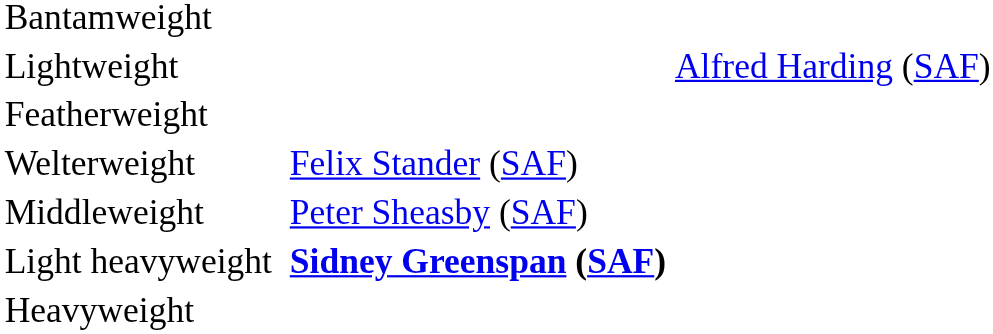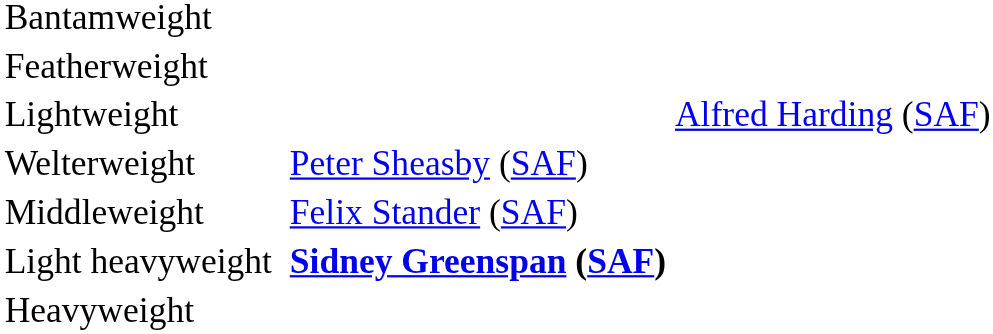rows swapped: (106, 114) <-> (91, 65)
(434, 163) Felix Stander (SAF) -> (439, 163) Peter Sheasby (SAF)
(439, 212) Peter Sheasby (SAF) -> (434, 212) Felix Stander (SAF)
